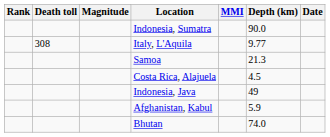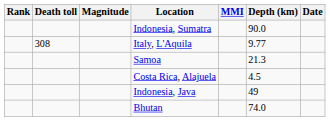- row: (173, 108)
